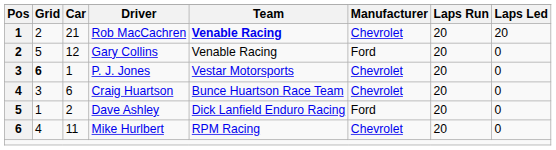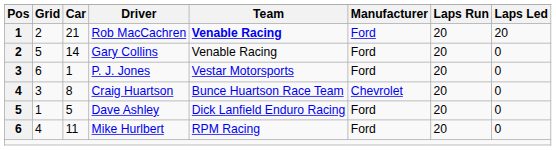(377, 33) Chevrolet -> (363, 33) Ford
(72, 52) 12 -> (72, 52) 14
(38, 71) bold -> (38, 71) normal
(377, 71) Chevrolet -> (363, 71) Ford
(69, 91) 6 -> (69, 91) 8
(69, 110) 2 -> (69, 110) 5
(377, 129) Chevrolet -> (363, 129) Ford
